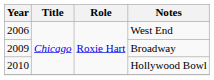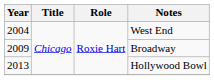(18, 30) 2006 -> (18, 30) 2004
(18, 65) 2010 -> (18, 65) 2013
